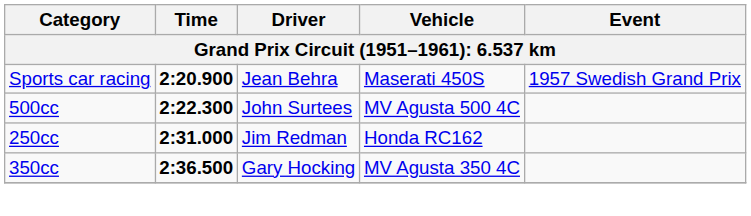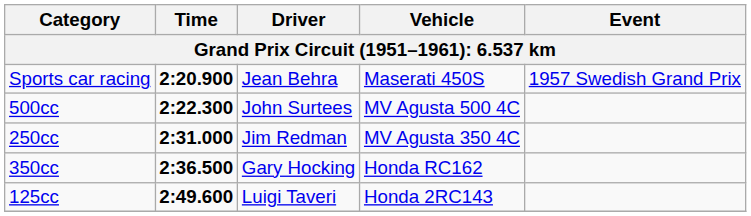(423, 138) Honda RC162 -> (442, 138) MV Agusta 350 4C
(442, 168) MV Agusta 350 4C -> (423, 168) Honda RC162
+ row: (34, 197)
